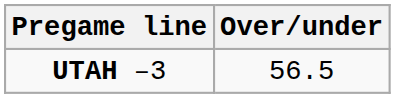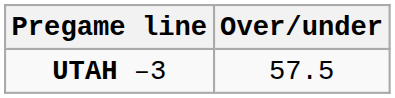(302, 71) 56.5 -> (302, 71) 57.5
